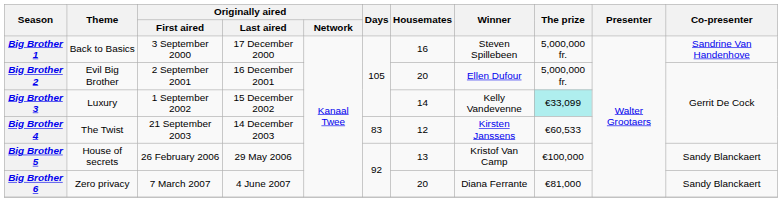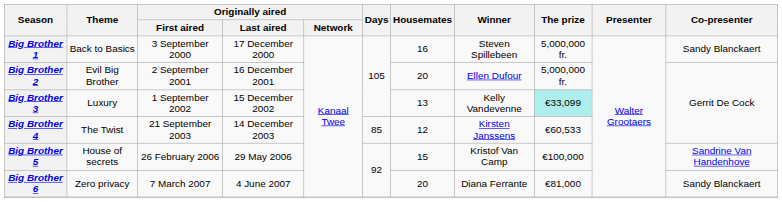(722, 49) Sandrine Van Handenhove -> (722, 49) Sandy Blanckaert
(422, 103) 14 -> (422, 103) 13
(377, 130) 83 -> (377, 130) 85
(422, 156) 13 -> (422, 156) 15
(722, 156) Sandy Blanckaert -> (722, 156) Sandrine Van Handenhove
